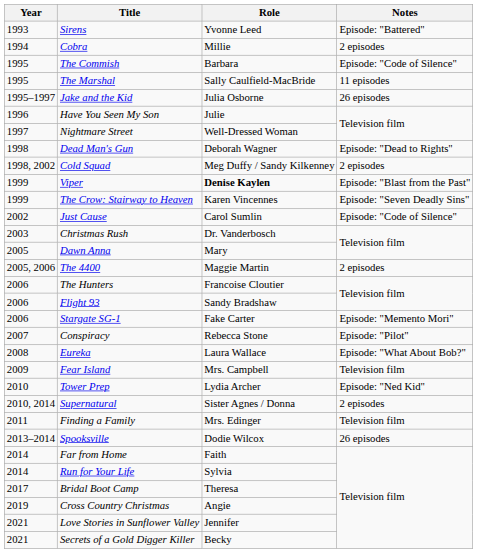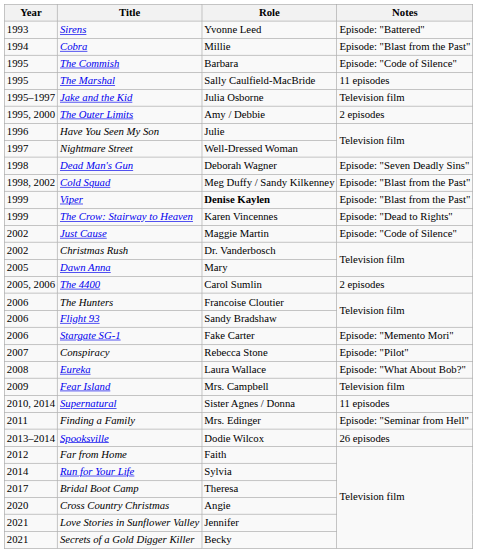(362, 47) 2 episodes -> (405, 47) Episode: "Blast from the Past"
(365, 98) 26 episodes -> (372, 98) Television film
+ row: (97, 115)
(396, 149) Episode: "Dead to Rights" -> (404, 166) Episode: "Seven Deadly Sins"
(362, 166) 2 episodes -> (405, 183) Episode: "Blast from the Past"
(404, 200) Episode: "Seven Deadly Sins" -> (396, 217) Episode: "Dead to Rights"
(233, 217) Carol Sumlin -> (237, 234) Maggie Martin
(18, 234) 2003 -> (18, 251) 2002
(237, 268) Maggie Martin -> (233, 285) Carol Sumlin
- row: (85, 387)
(362, 404) 2 episodes -> (364, 404) 11 episodes
(372, 421) Television film -> (404, 421) Episode: "Seminar from Hell"
(18, 455) 2014 -> (18, 455) 2012
(18, 506) 2019 -> (18, 506) 2020
